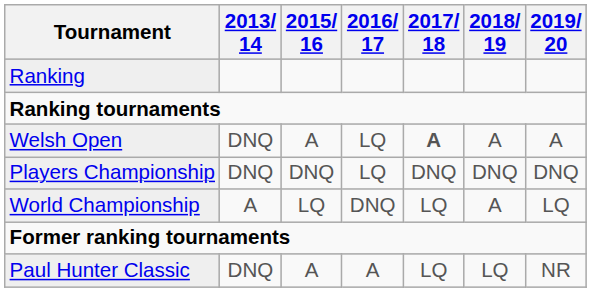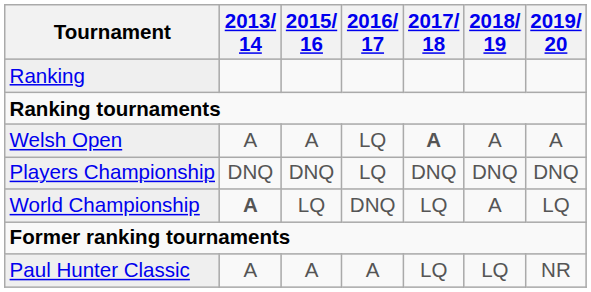(250, 140) DNQ -> (250, 140) A
(250, 205) normal -> (250, 205) bold
(250, 270) DNQ -> (250, 270) A
